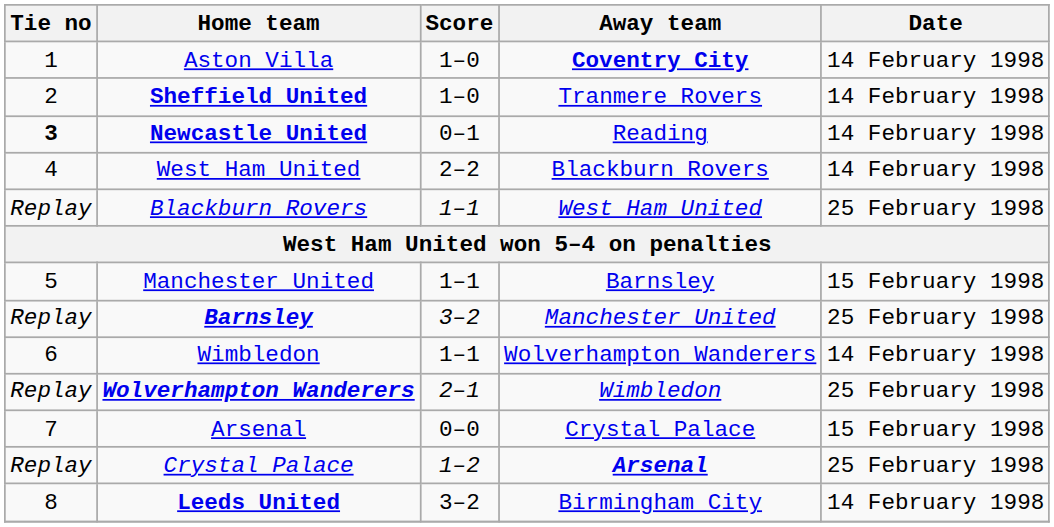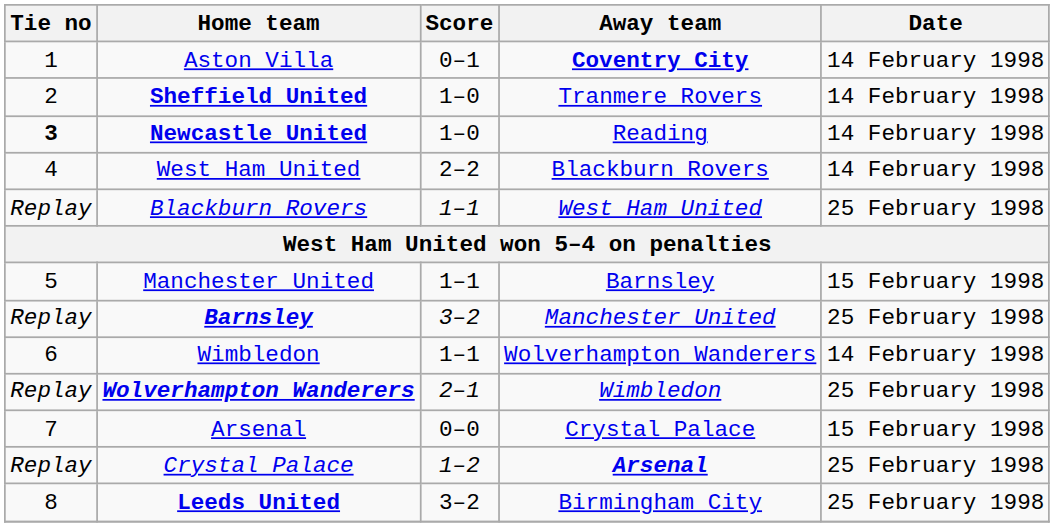(459, 60) 1–0 -> (459, 60) 0–1
(459, 134) 0–1 -> (459, 134) 1–0
(936, 503) 14 February 1998 -> (936, 503) 25 February 1998
